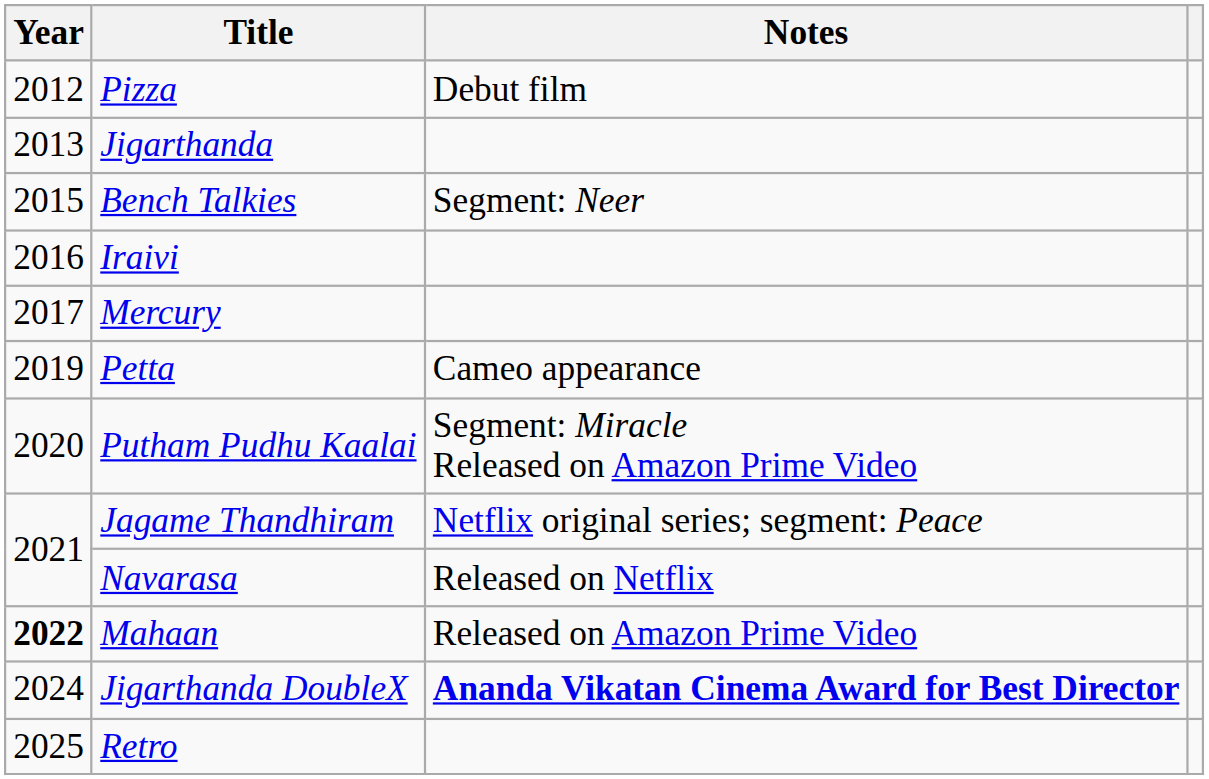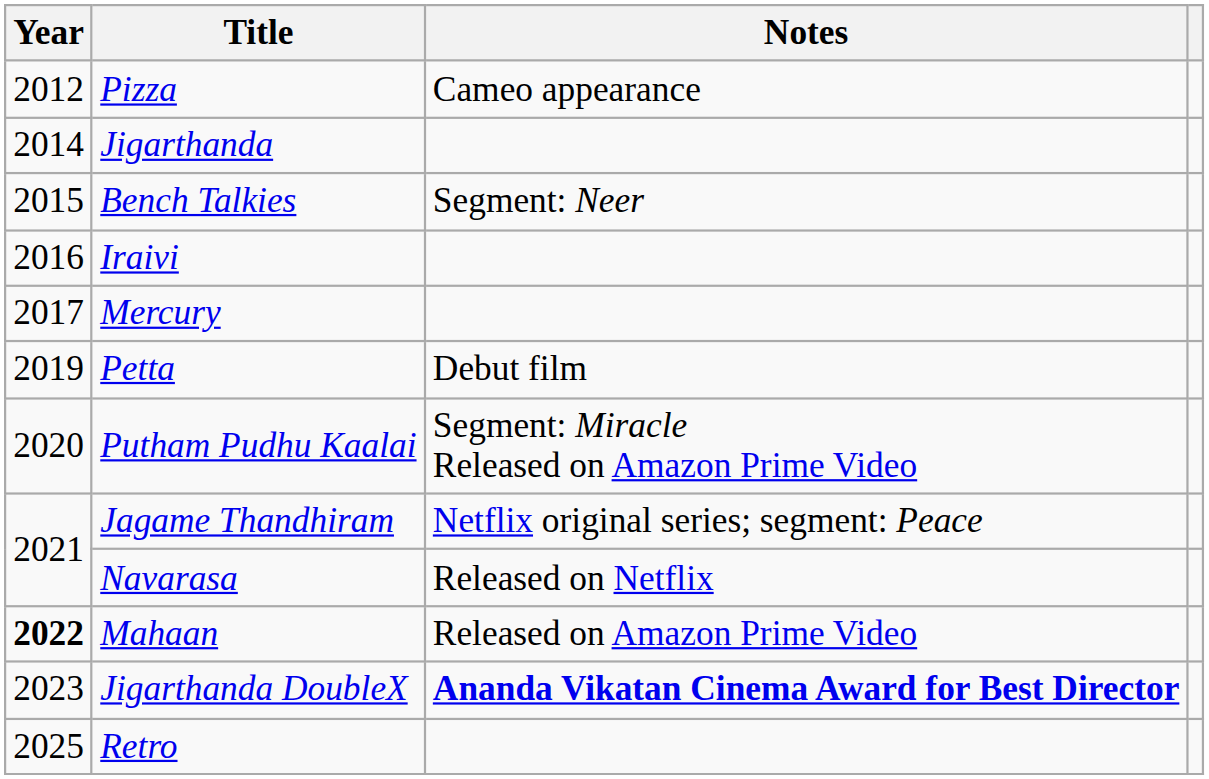(510, 88) Debut film -> (567, 88) Cameo appearance
(49, 144) 2013 -> (49, 144) 2014
(567, 369) Cameo appearance -> (510, 369) Debut film
(49, 689) 2024 -> (49, 689) 2023
